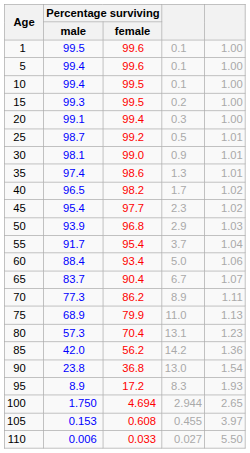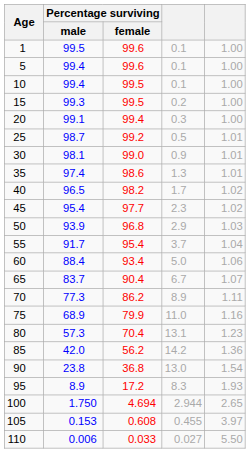(232, 315) 1.13 -> (232, 315) 1.16
